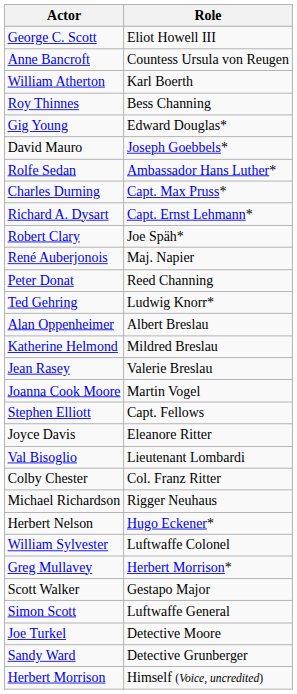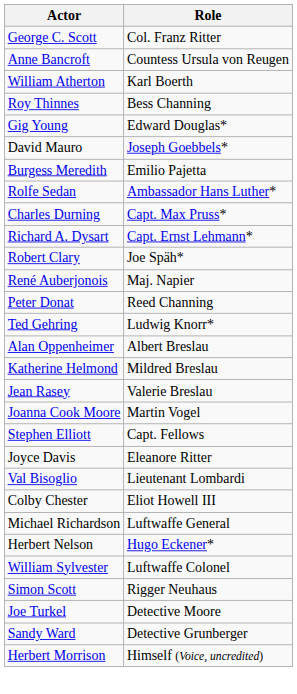(171, 37) Eliot Howell III -> (174, 37) Col. Franz Ritter
+ row: (57, 170)
(174, 479) Col. Franz Ritter -> (171, 501) Eliot Howell III
(172, 501) Rigger Neuhaus -> (178, 523) Luftwaffe General
- row: (50, 567)
- row: (43, 589)
(178, 611) Luftwaffe General -> (172, 589) Rigger Neuhaus
